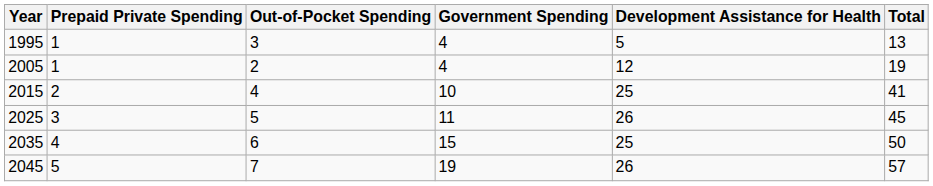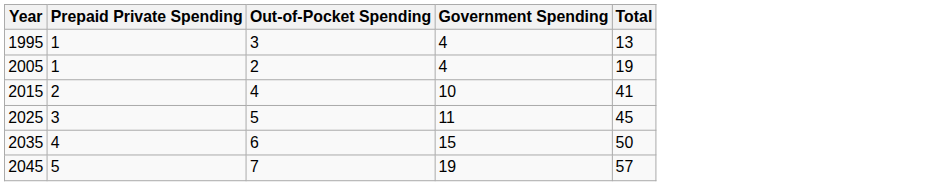- column: (748, 17)
